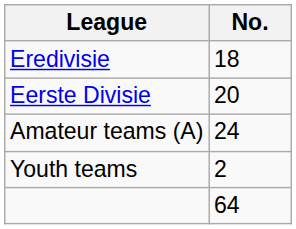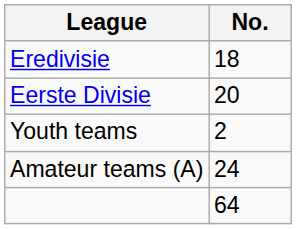rows swapped: (107, 132) <-> (74, 168)
